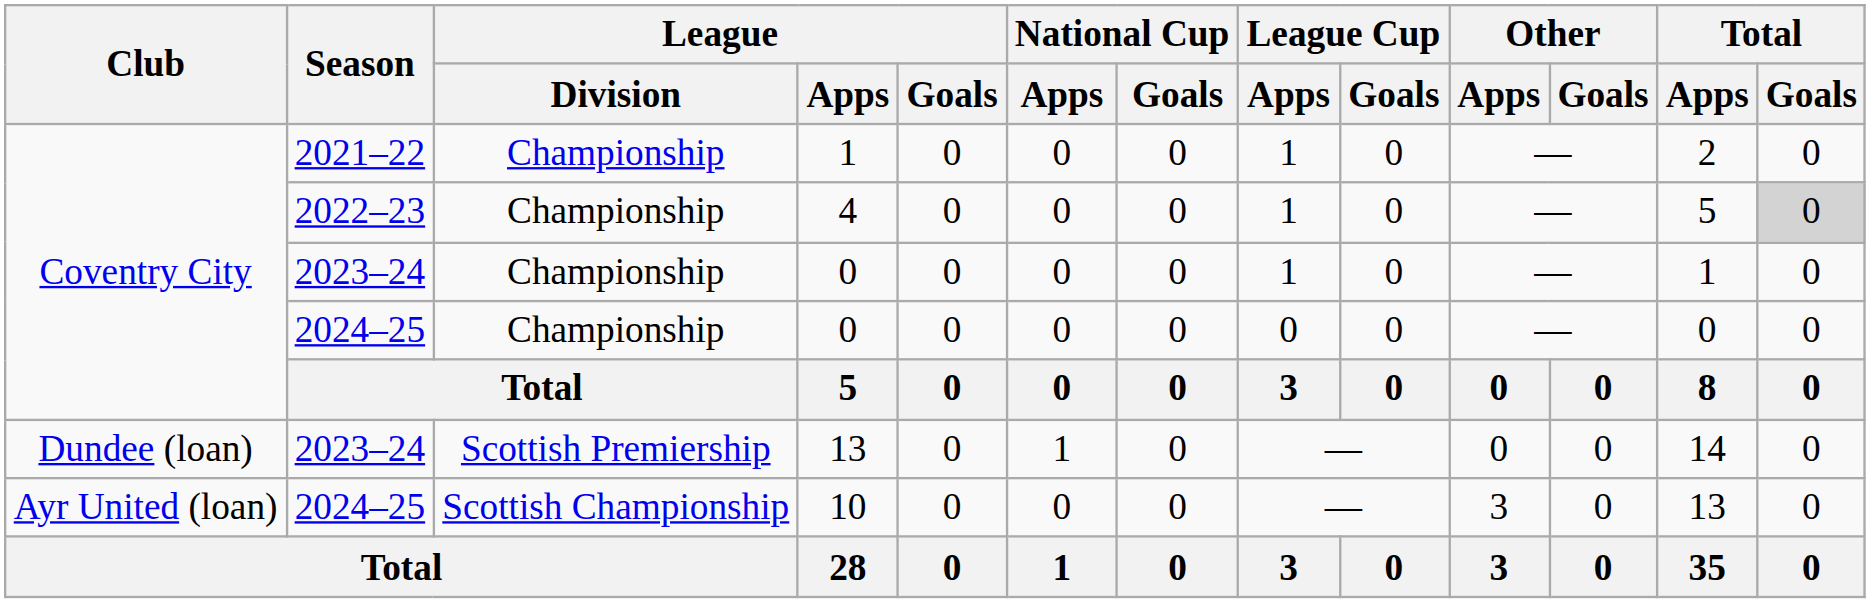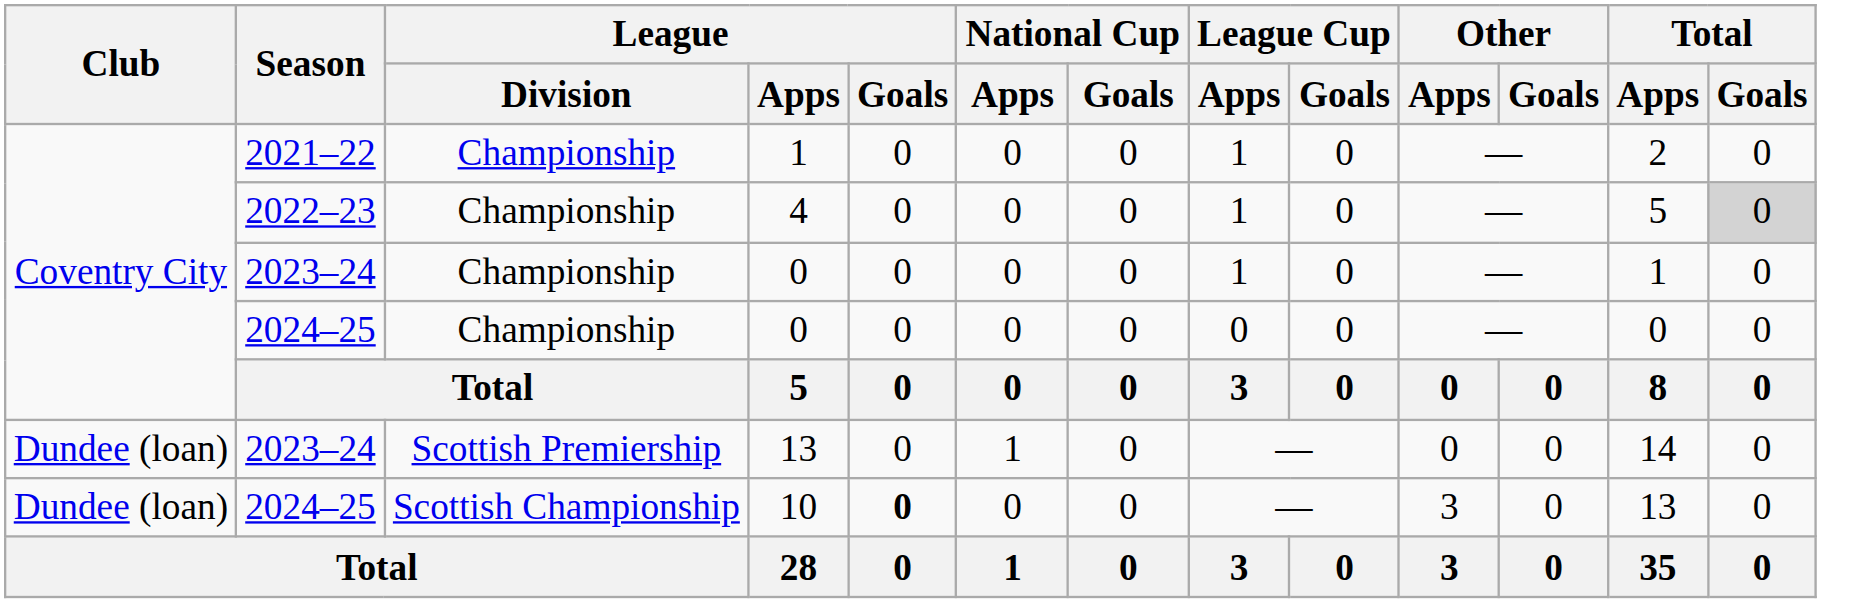(146, 507) Ayr United (loan) -> (121, 507) Dundee (loan)
(952, 507) normal -> (903, 507) bold
